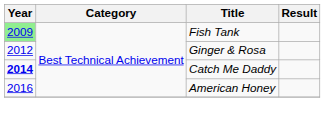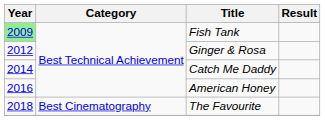(20, 69) bold -> (20, 69) normal
+ row: (225, 106)
